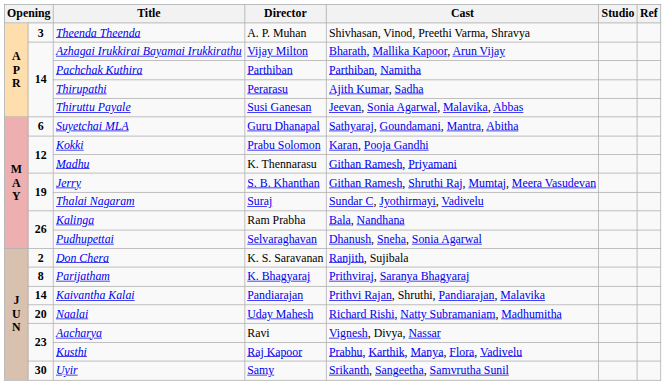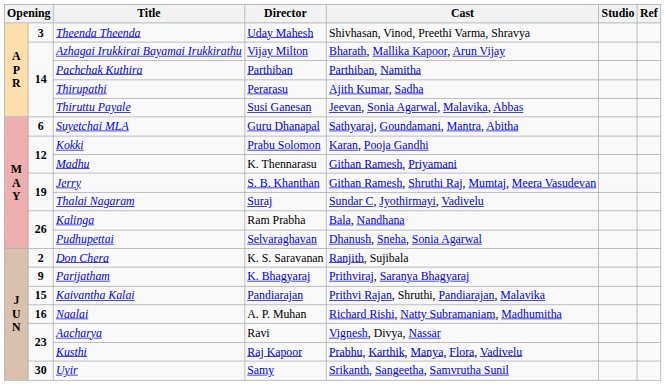(277, 32) A. P. Muhan -> (280, 32) Uday Mahesh
(41, 276) 8 -> (41, 276) 9
(41, 295) 14 -> (41, 295) 15
(41, 314) 20 -> (41, 314) 16
(280, 314) Uday Mahesh -> (277, 314) A. P. Muhan
